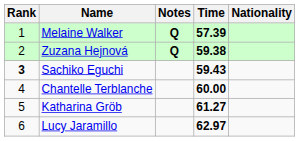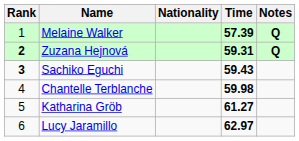columns swapped: (262, 13) <-> (174, 13)
(22, 51) normal -> (22, 51) bold
(211, 51) 59.38 -> (239, 51) 59.31
(211, 88) 60.00 -> (239, 88) 59.98
